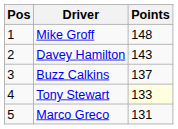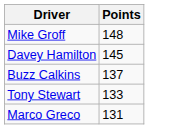- column: (19, 15)
(142, 55) 143 -> (113, 55) 145
(142, 94) lightyellow background -> (113, 94) no background
